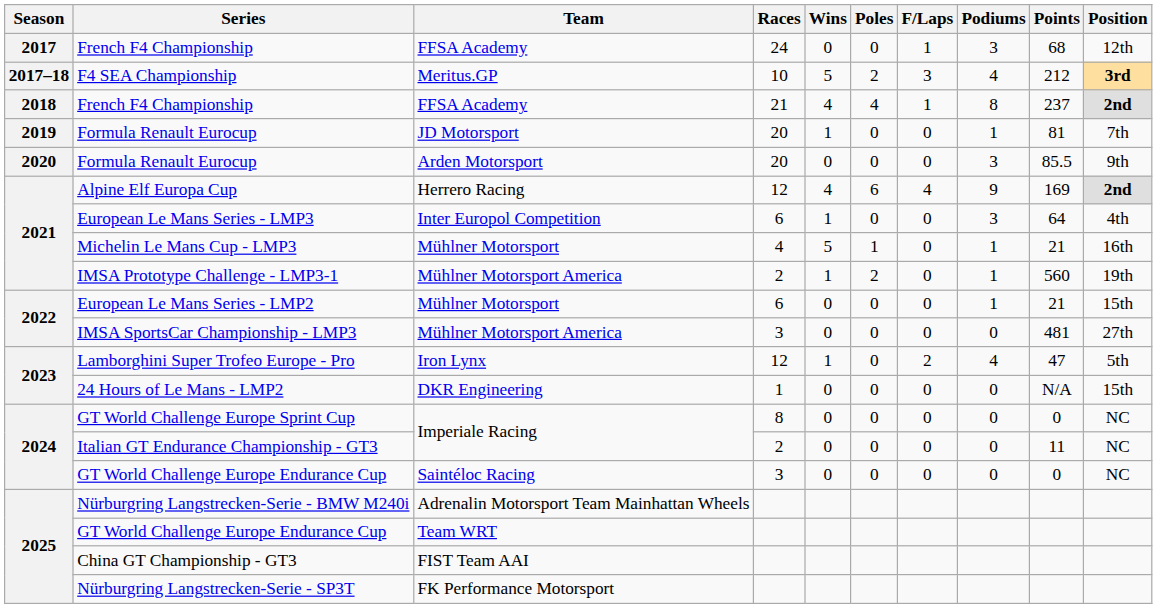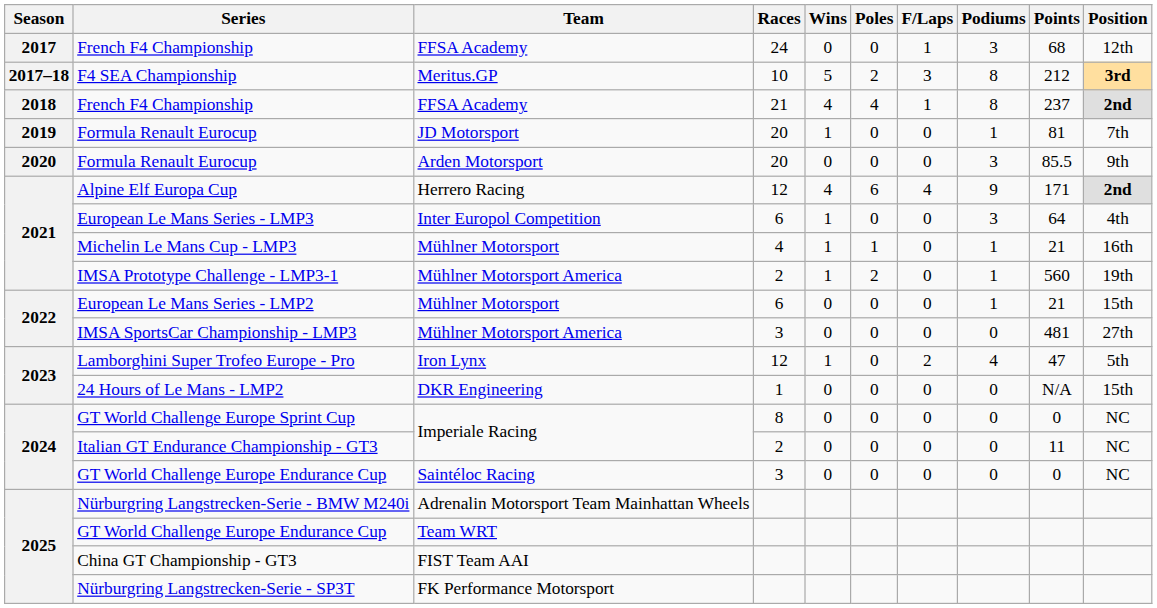(994, 76) 4 -> (994, 76) 8
(1057, 190) 169 -> (1057, 190) 171
(828, 247) 5 -> (828, 247) 1
